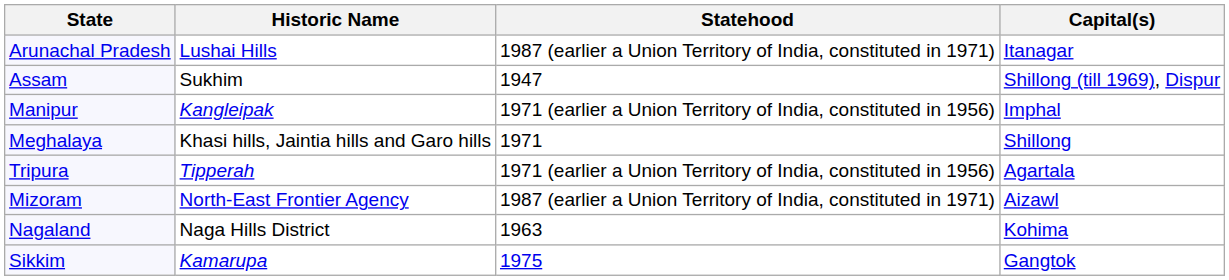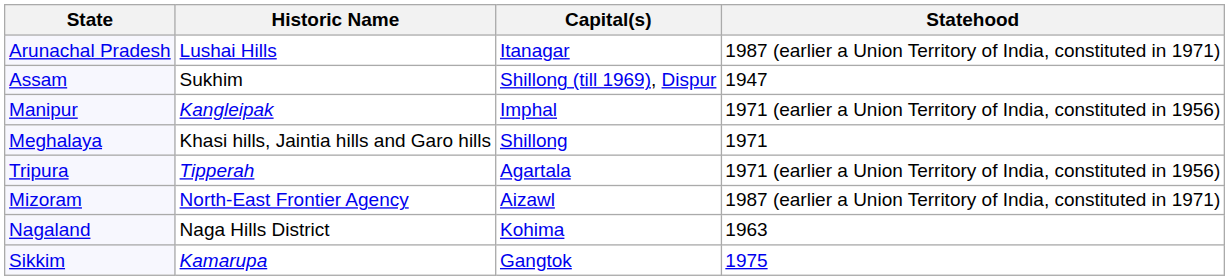columns swapped: (1112, 20) <-> (747, 20)
